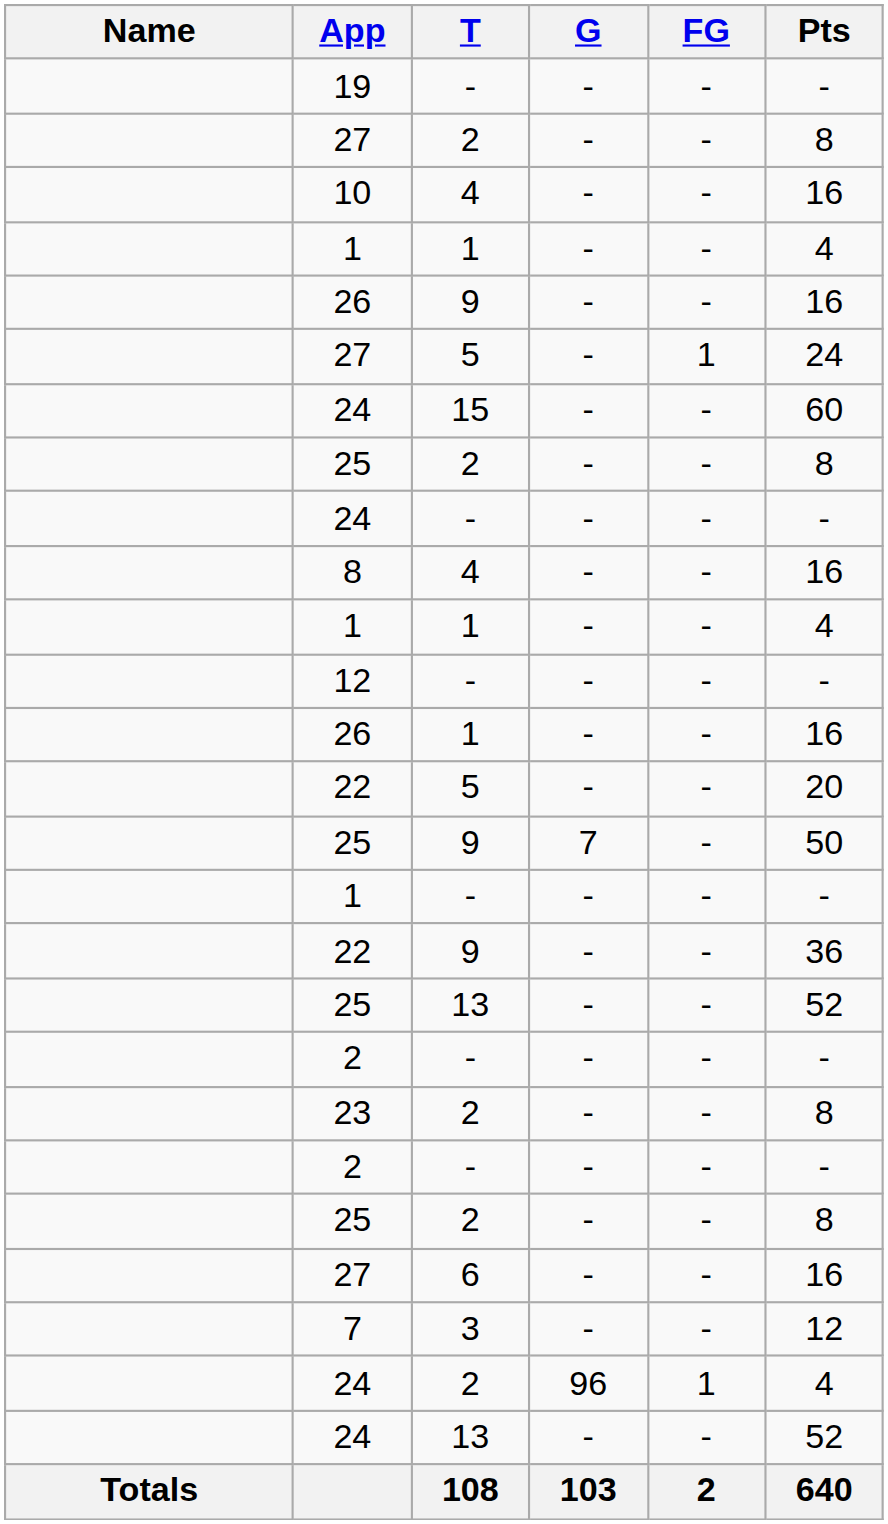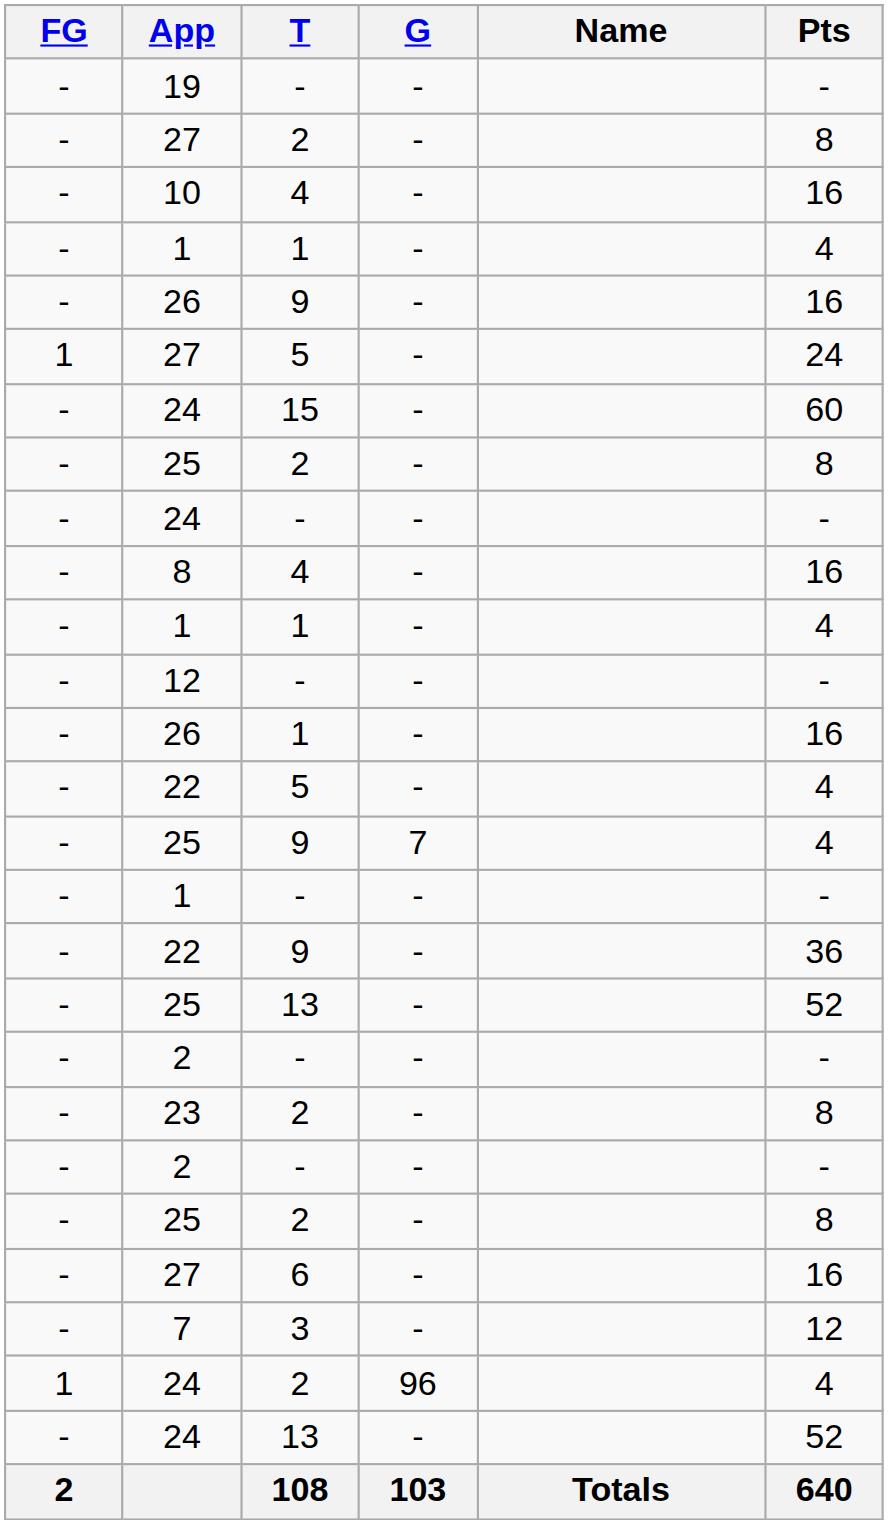columns swapped: (149, 31) <-> (706, 31)
(824, 788) 20 -> (824, 788) 4
(824, 842) 50 -> (824, 842) 4
